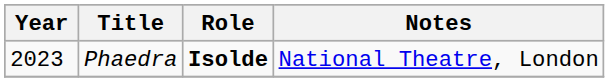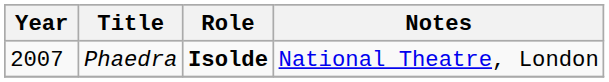(37, 59) 2023 -> (37, 59) 2007
